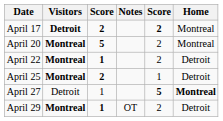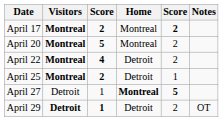columns swapped: (196, 12) <-> (131, 12)
(65, 28) Detroit -> (65, 28) Montreal
(102, 60) 1 -> (102, 60) 4
(65, 108) Montreal -> (65, 108) Detroit
